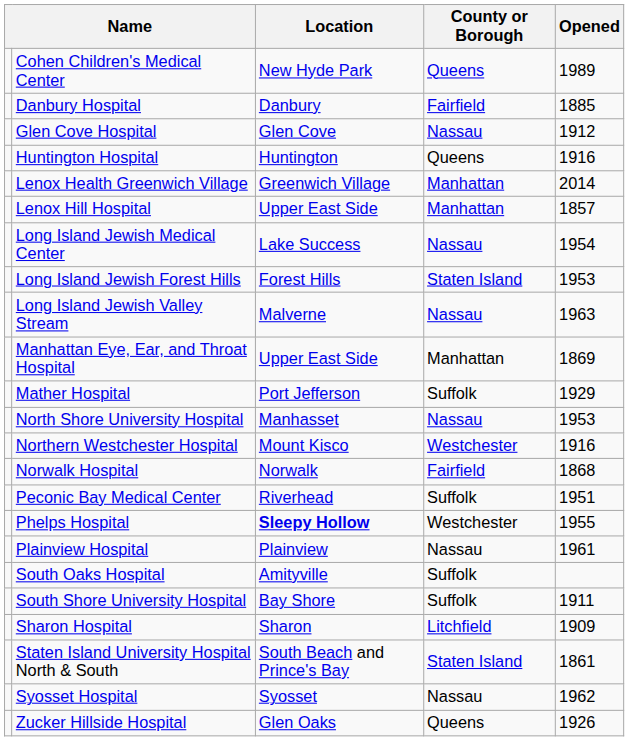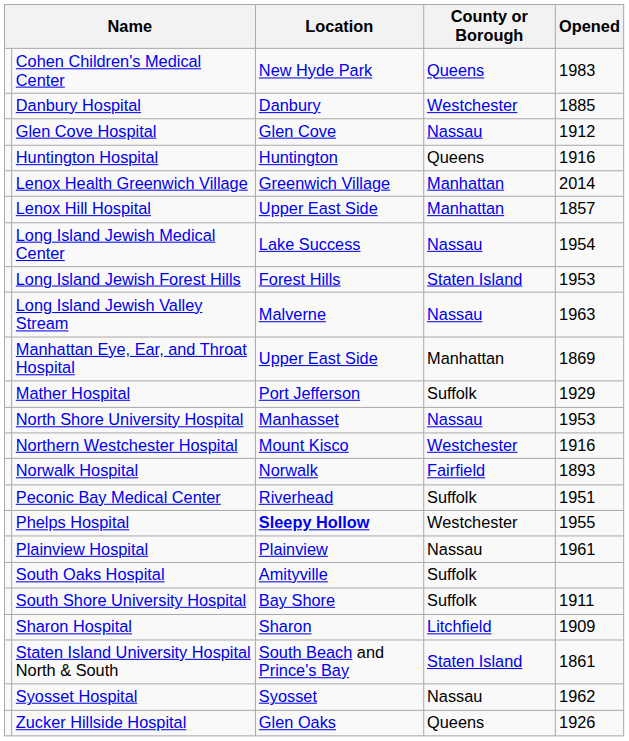(577, 70) 1989 -> (577, 70) 1983
(456, 105) Fairfield -> (472, 105) Westchester
(577, 471) 1868 -> (577, 471) 1893
